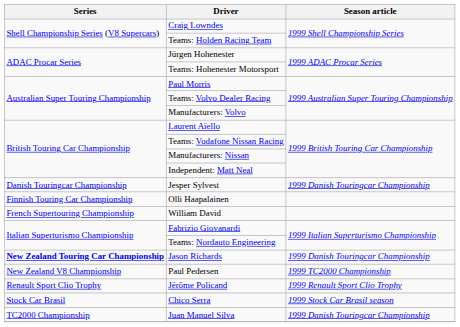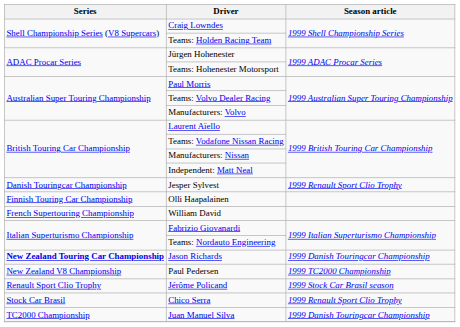(359, 184) 1999 Danish Touringcar Championship -> (345, 184) 1999 Renault Sport Clio Trophy
(345, 285) 1999 Renault Sport Clio Trophy -> (341, 285) 1999 Stock Car Brasil season
(341, 300) 1999 Stock Car Brasil season -> (345, 300) 1999 Renault Sport Clio Trophy
